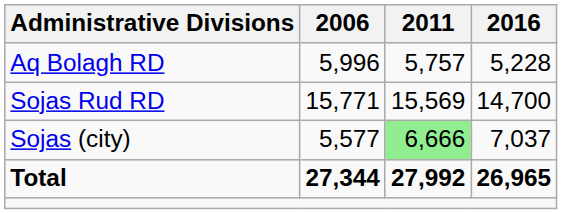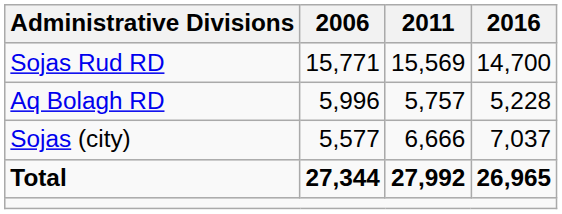rows swapped: (87, 62) <-> (87, 100)
(435, 139) lightgreen background -> (435, 139) no background
